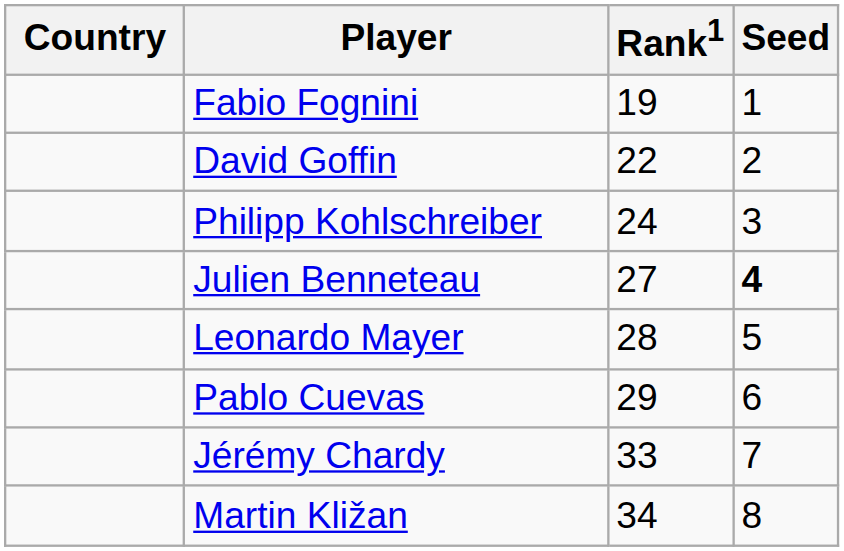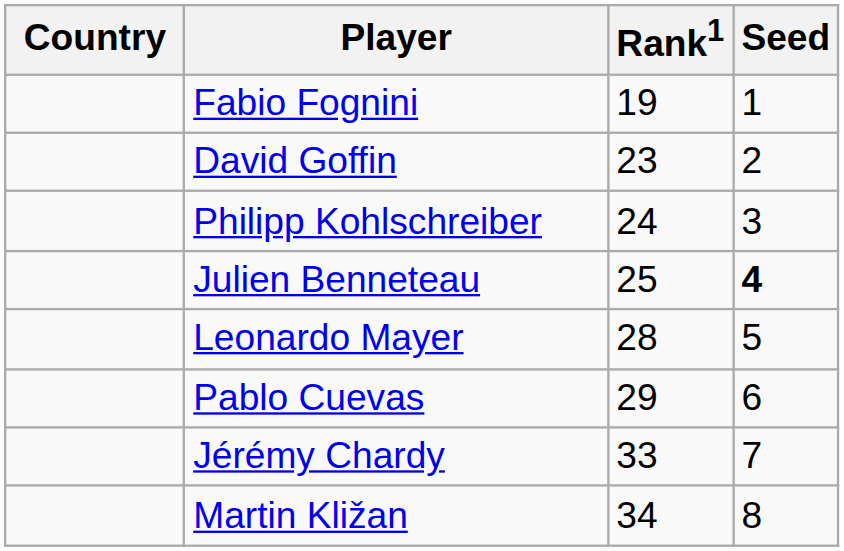(637, 161) 22 -> (637, 161) 23
(637, 279) 27 -> (637, 279) 25
